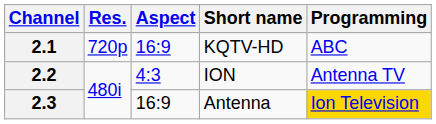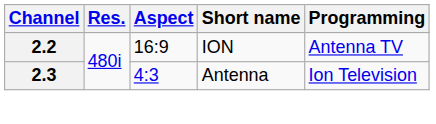- row: (44, 47)
(148, 75) 4:3 -> (151, 47) 16:9
(153, 103) 16:9 -> (146, 75) 4:3
(365, 103) gold background -> (363, 75) no background
